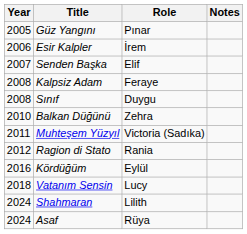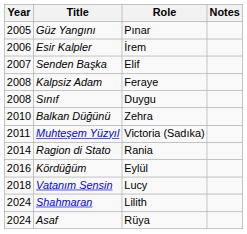(19, 151) 2012 -> (19, 151) 2014
